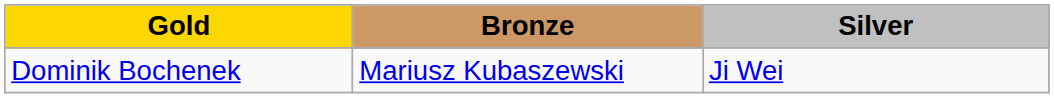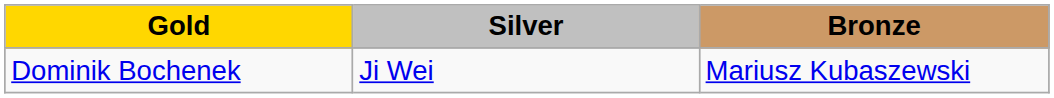columns swapped: (876, 26) <-> (528, 26)
